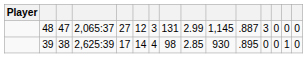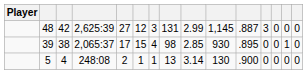(64, 28) 47 -> (64, 28) 42
(94, 28) 2,065:37 -> (94, 28) 2,625:39
(94, 45) 2,625:39 -> (94, 45) 2,065:37
(141, 45) 14 -> (141, 45) 15
+ row: (48, 61)
